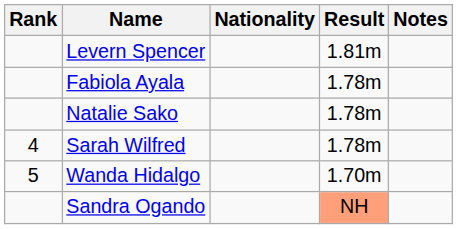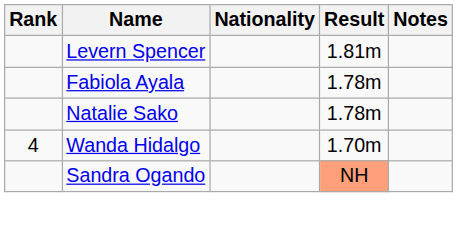- row: (126, 144)
(33, 176) 5 -> (33, 144) 4
